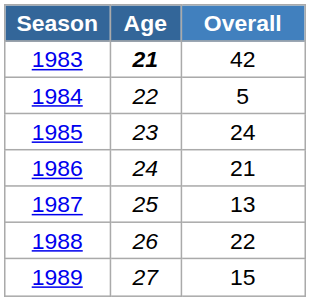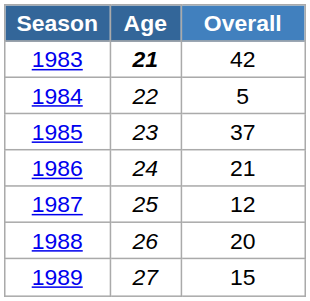(243, 132) 24 -> (243, 132) 37
(243, 205) 13 -> (243, 205) 12
(243, 241) 22 -> (243, 241) 20
